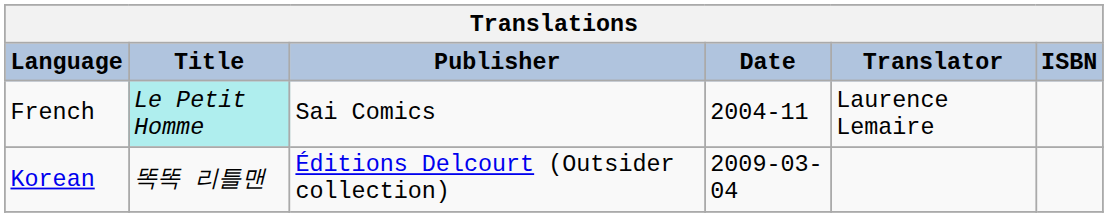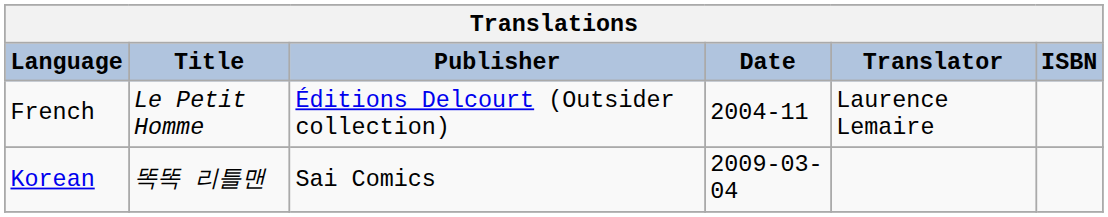(190, 114) paleturquoise background -> (190, 114) no background
(366, 114) Sai Comics -> (485, 114) Éditions Delcourt (Outsider collection)
(485, 179) Éditions Delcourt (Outsider collection) -> (366, 179) Sai Comics
